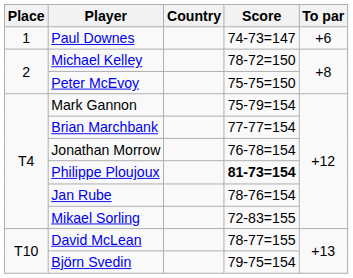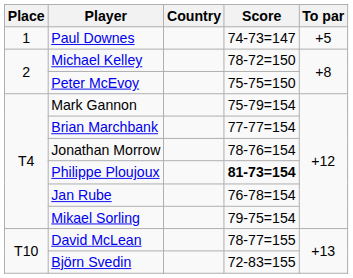(323, 38) +6 -> (323, 38) +5
(262, 150) 76-78=154 -> (262, 150) 78-76=154
(262, 195) 78-76=154 -> (262, 195) 76-78=154
(262, 217) 72-83=155 -> (262, 217) 79-75=154
(262, 262) 79-75=154 -> (262, 262) 72-83=155
